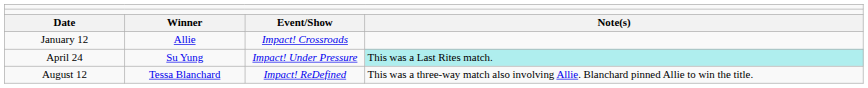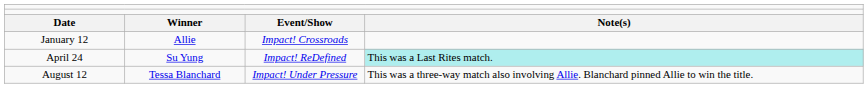(305, 57) Impact! Under Pressure -> (305, 57) Impact! ReDefined
(305, 74) Impact! ReDefined -> (305, 74) Impact! Under Pressure
